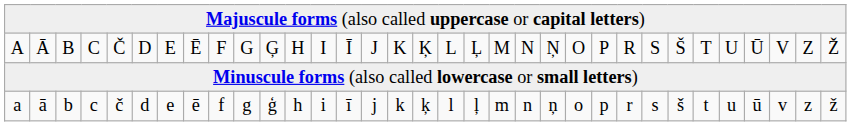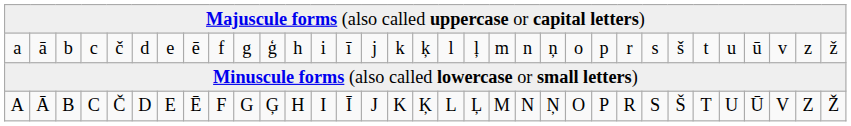rows swapped: (17, 47) <-> (17, 105)
